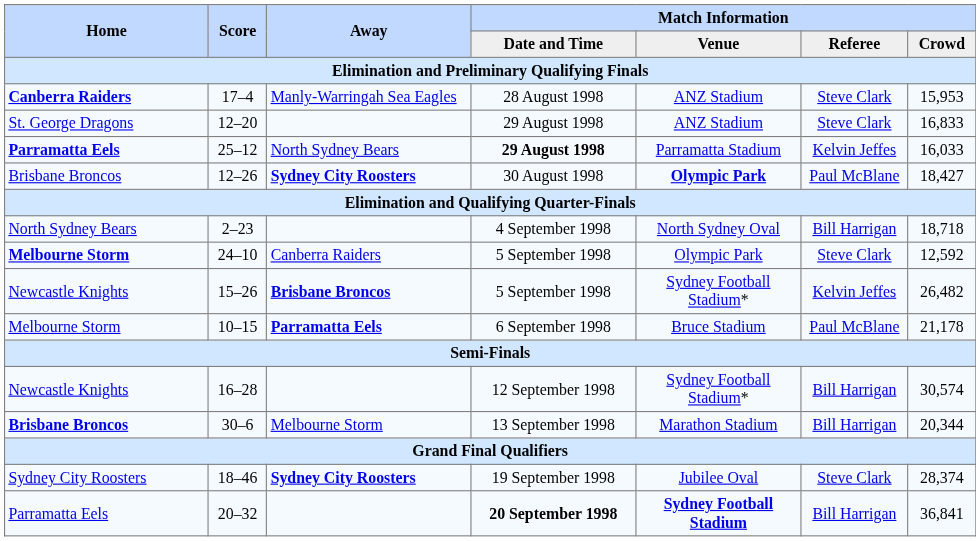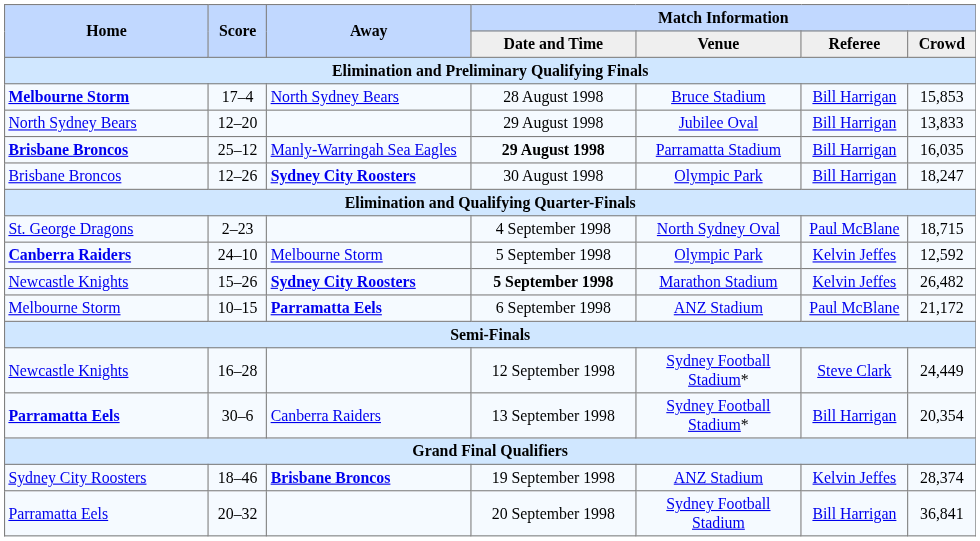(70, 96) Canberra Raiders -> (69, 96) Melbourne Storm
(364, 96) Manly-Warringah Sea Eagles -> (335, 96) North Sydney Bears
(718, 96) ANZ Stadium -> (718, 96) Bruce Stadium
(854, 96) Steve Clark -> (854, 96) Bill Harrigan
(942, 96) 15,953 -> (942, 96) 15,853
(71, 123) St. George Dragons -> (73, 123) North Sydney Bears
(718, 123) ANZ Stadium -> (718, 123) Jubilee Oval
(854, 123) Steve Clark -> (854, 123) Bill Harrigan
(942, 123) 16,833 -> (942, 123) 13,833
(64, 149) Parramatta Eels -> (68, 149) Brisbane Broncos
(335, 149) North Sydney Bears -> (364, 149) Manly-Warringah Sea Eagles
(854, 149) Kelvin Jeffes -> (854, 149) Bill Harrigan
(942, 149) 16,033 -> (942, 149) 16,035
(718, 176) bold -> (718, 176) normal
(854, 176) Paul McBlane -> (854, 176) Bill Harrigan
(942, 176) 18,427 -> (942, 176) 18,247
(73, 228) North Sydney Bears -> (71, 228) St. George Dragons
(854, 228) Bill Harrigan -> (854, 228) Paul McBlane
(942, 228) 18,718 -> (942, 228) 18,715
(69, 255) Melbourne Storm -> (70, 255) Canberra Raiders
(326, 255) Canberra Raiders -> (327, 255) Melbourne Storm
(854, 255) Steve Clark -> (854, 255) Kelvin Jeffes
(331, 291) Brisbane Broncos -> (343, 281) Sydney City Roosters
(553, 291) normal -> (553, 281) bold
(718, 291) Sydney Football Stadium* -> (718, 281) Marathon Stadium
(718, 326) Bruce Stadium -> (718, 308) ANZ Stadium
(942, 326) 21,178 -> (942, 308) 21,172
(854, 388) Bill Harrigan -> (854, 370) Steve Clark
(942, 388) 30,574 -> (942, 370) 24,449
(68, 424) Brisbane Broncos -> (64, 415) Parramatta Eels
(327, 424) Melbourne Storm -> (326, 415) Canberra Raiders
(718, 424) Marathon Stadium -> (718, 415) Sydney Football Stadium*
(942, 424) 20,344 -> (942, 415) 20,354
(343, 477) Sydney City Roosters -> (331, 477) Brisbane Broncos
(718, 477) Jubilee Oval -> (718, 477) ANZ Stadium
(854, 477) Steve Clark -> (854, 477) Kelvin Jeffes
(553, 513) bold -> (553, 513) normal
(718, 513) bold -> (718, 513) normal
